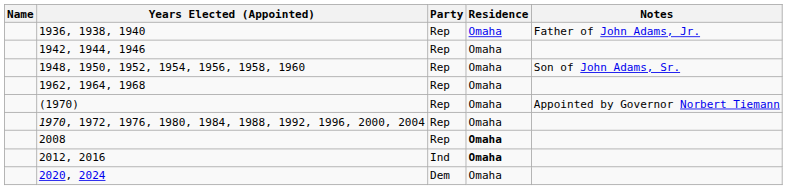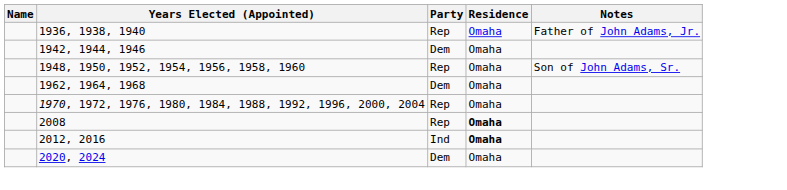(440, 49) Rep -> (440, 49) Dem
(440, 85) Rep -> (440, 85) Dem
- row: (59, 103)
